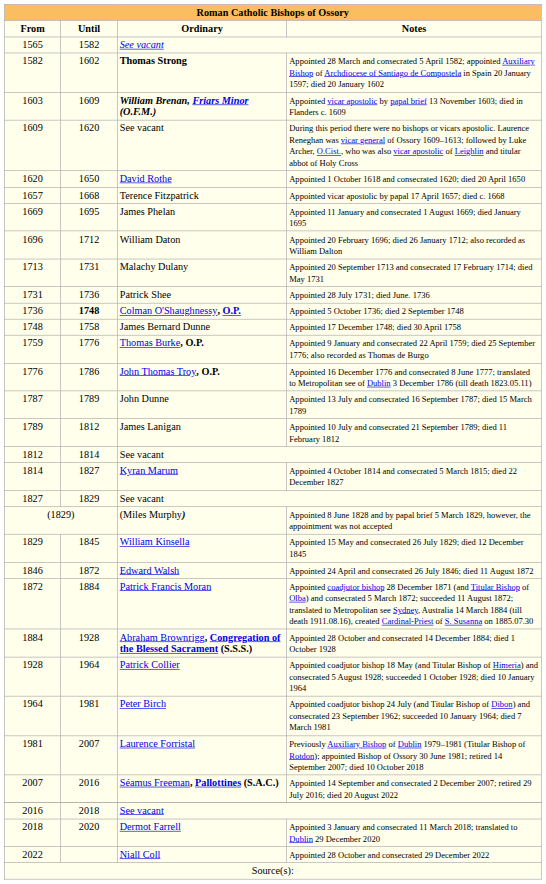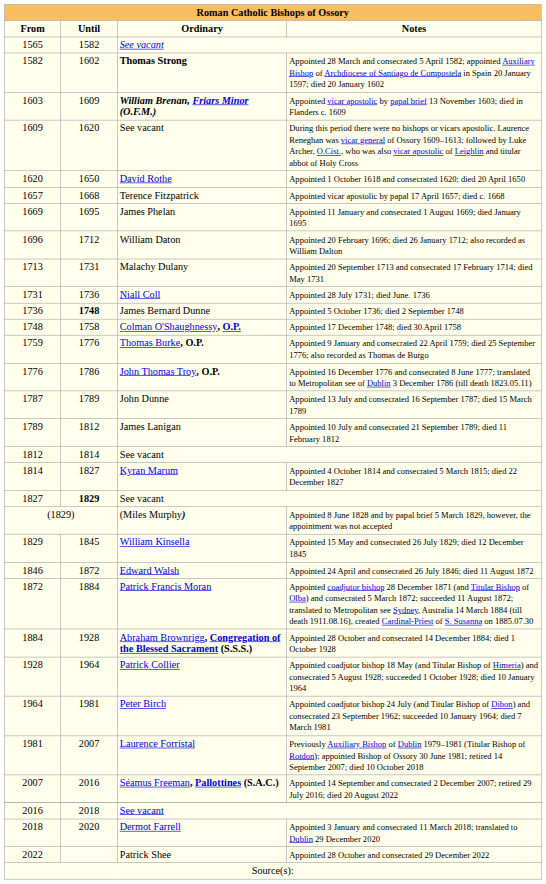(145, 294) Patrick Shee -> (140, 294) Niall Coll
(180, 311) Colman O'Shaughnessy, O.P. -> (165, 311) James Bernard Dunne
(165, 327) James Bernard Dunne -> (180, 327) Colman O'Shaughnessy, O.P.
(89, 498) normal -> (89, 498) bold
(140, 854) Niall Coll -> (145, 854) Patrick Shee
